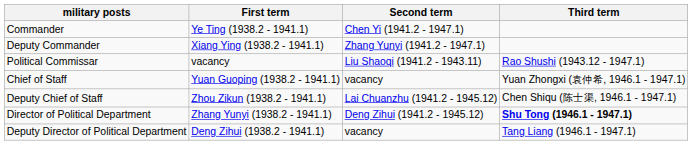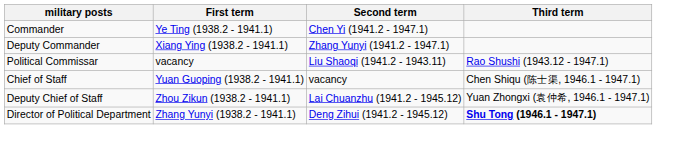(594, 79) Yuan Zhongxi (袁仲希, 1946.1 - 1947.1) -> (553, 79) Chen Shiqu (陈士渠, 1946.1 - 1947.1)
(589, 97) Chen Shiqu (陈士渠, 1946.1 - 1947.1) -> (558, 97) Yuan Zhongxi (袁仲希, 1946.1 - 1947.1)
- row: (97, 132)
